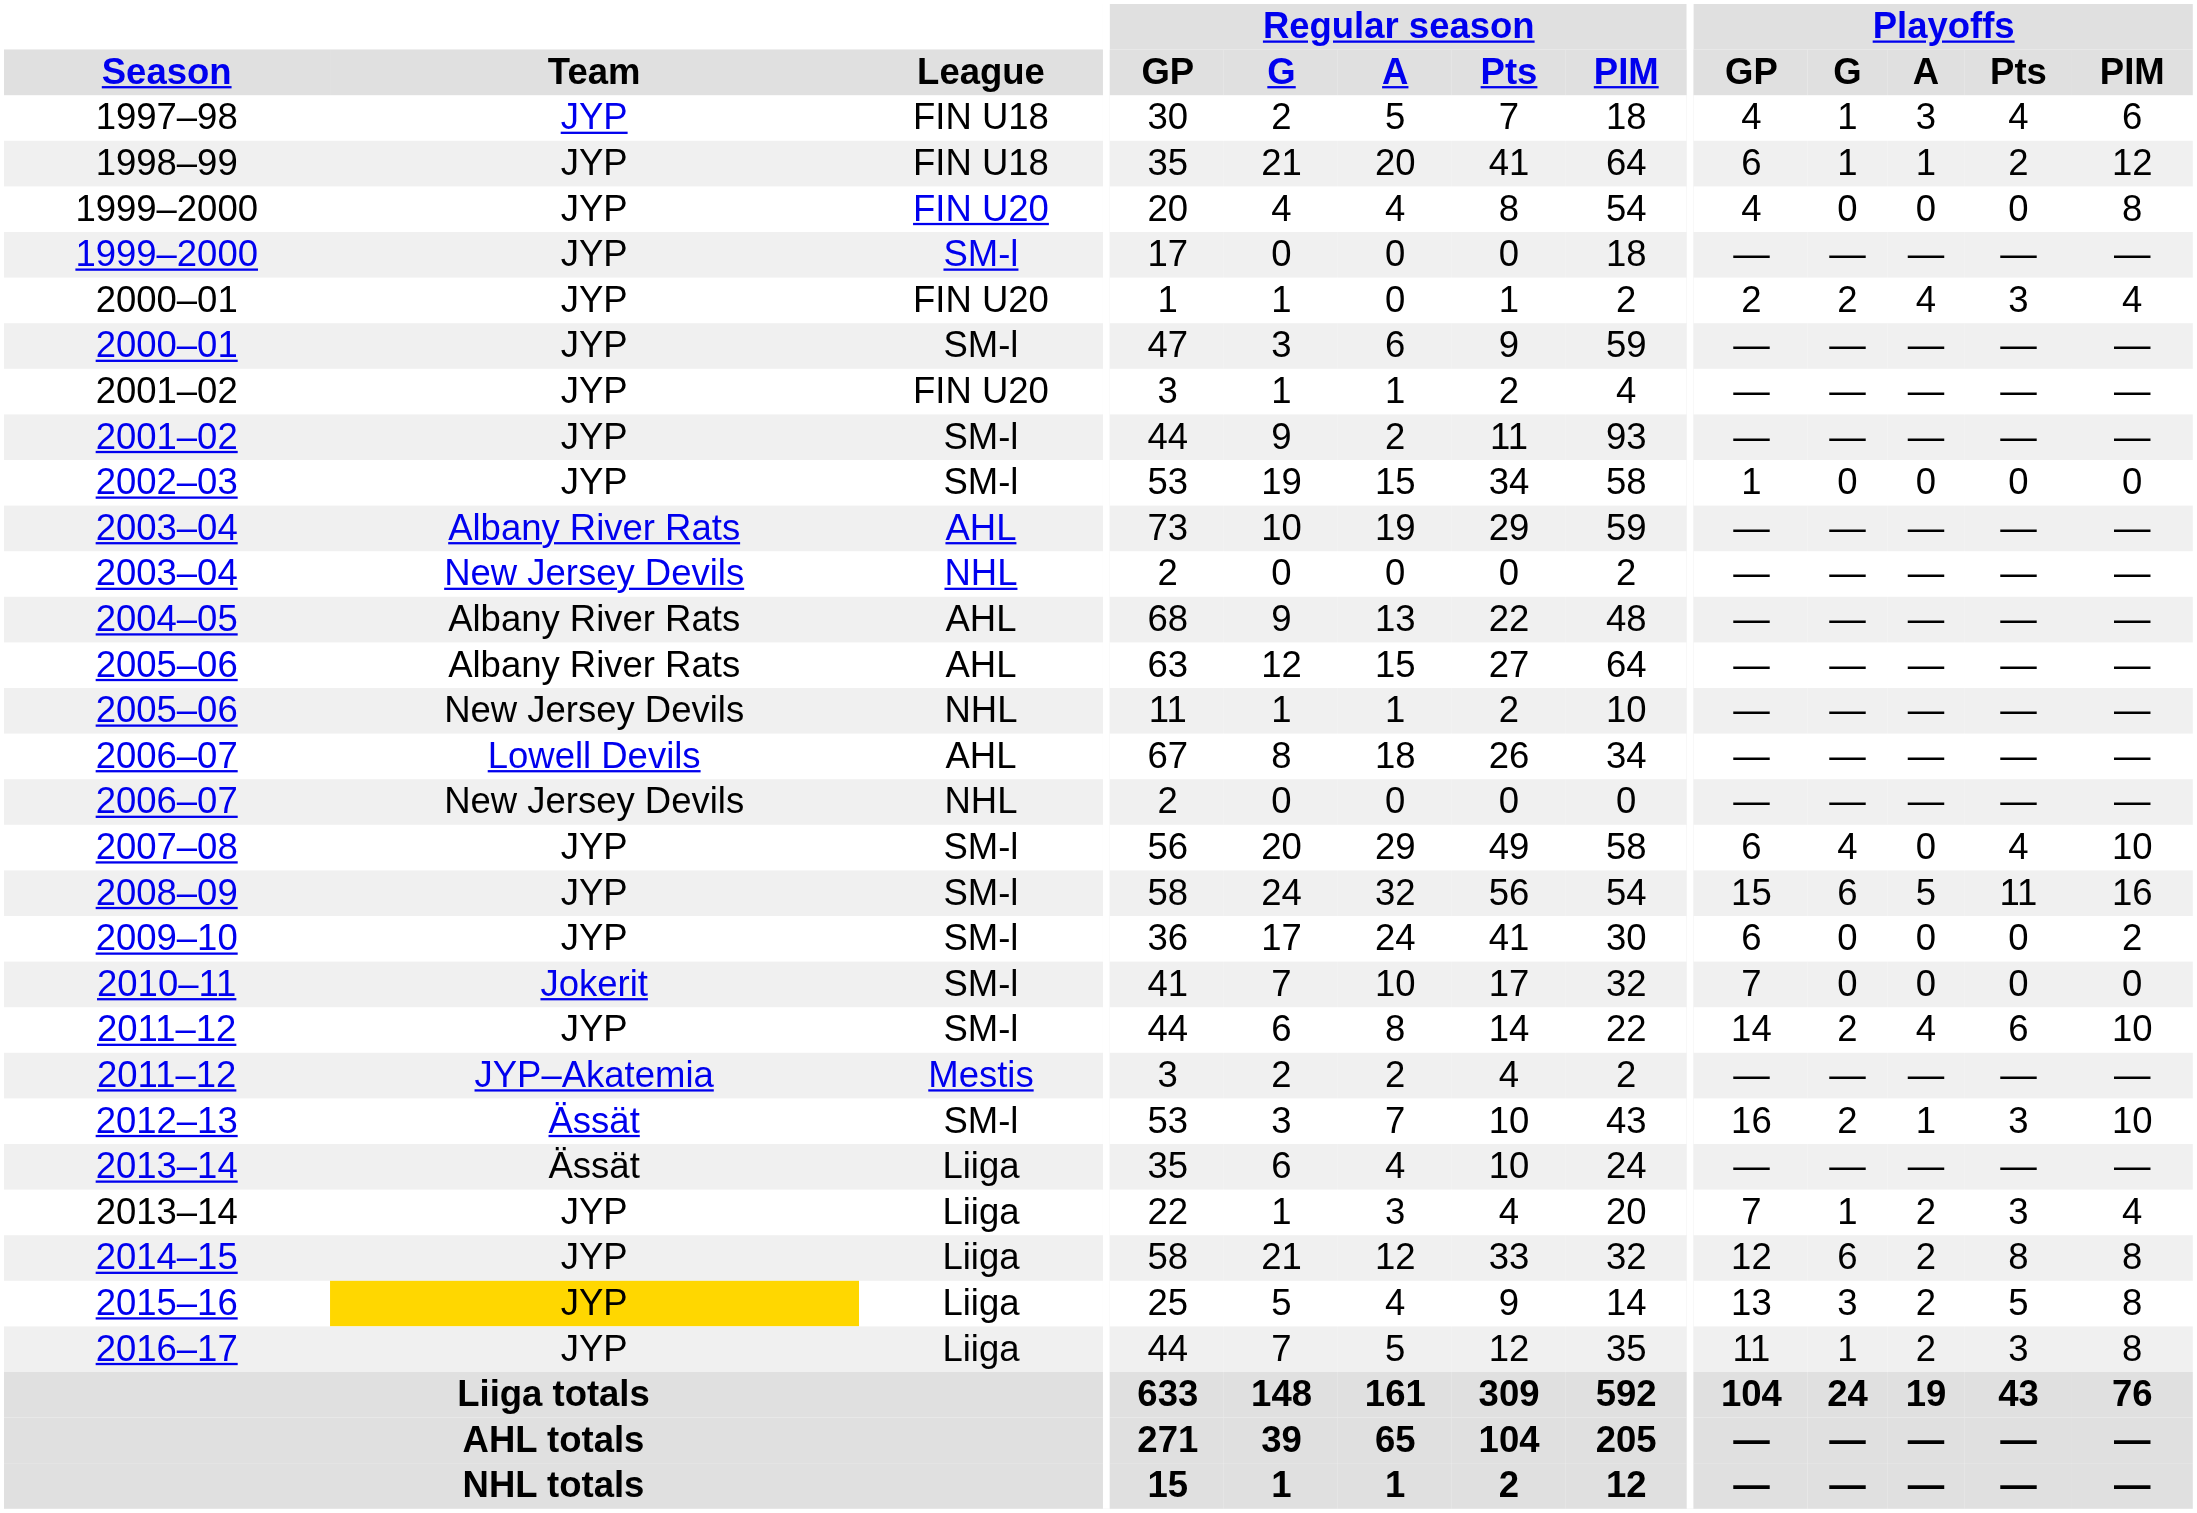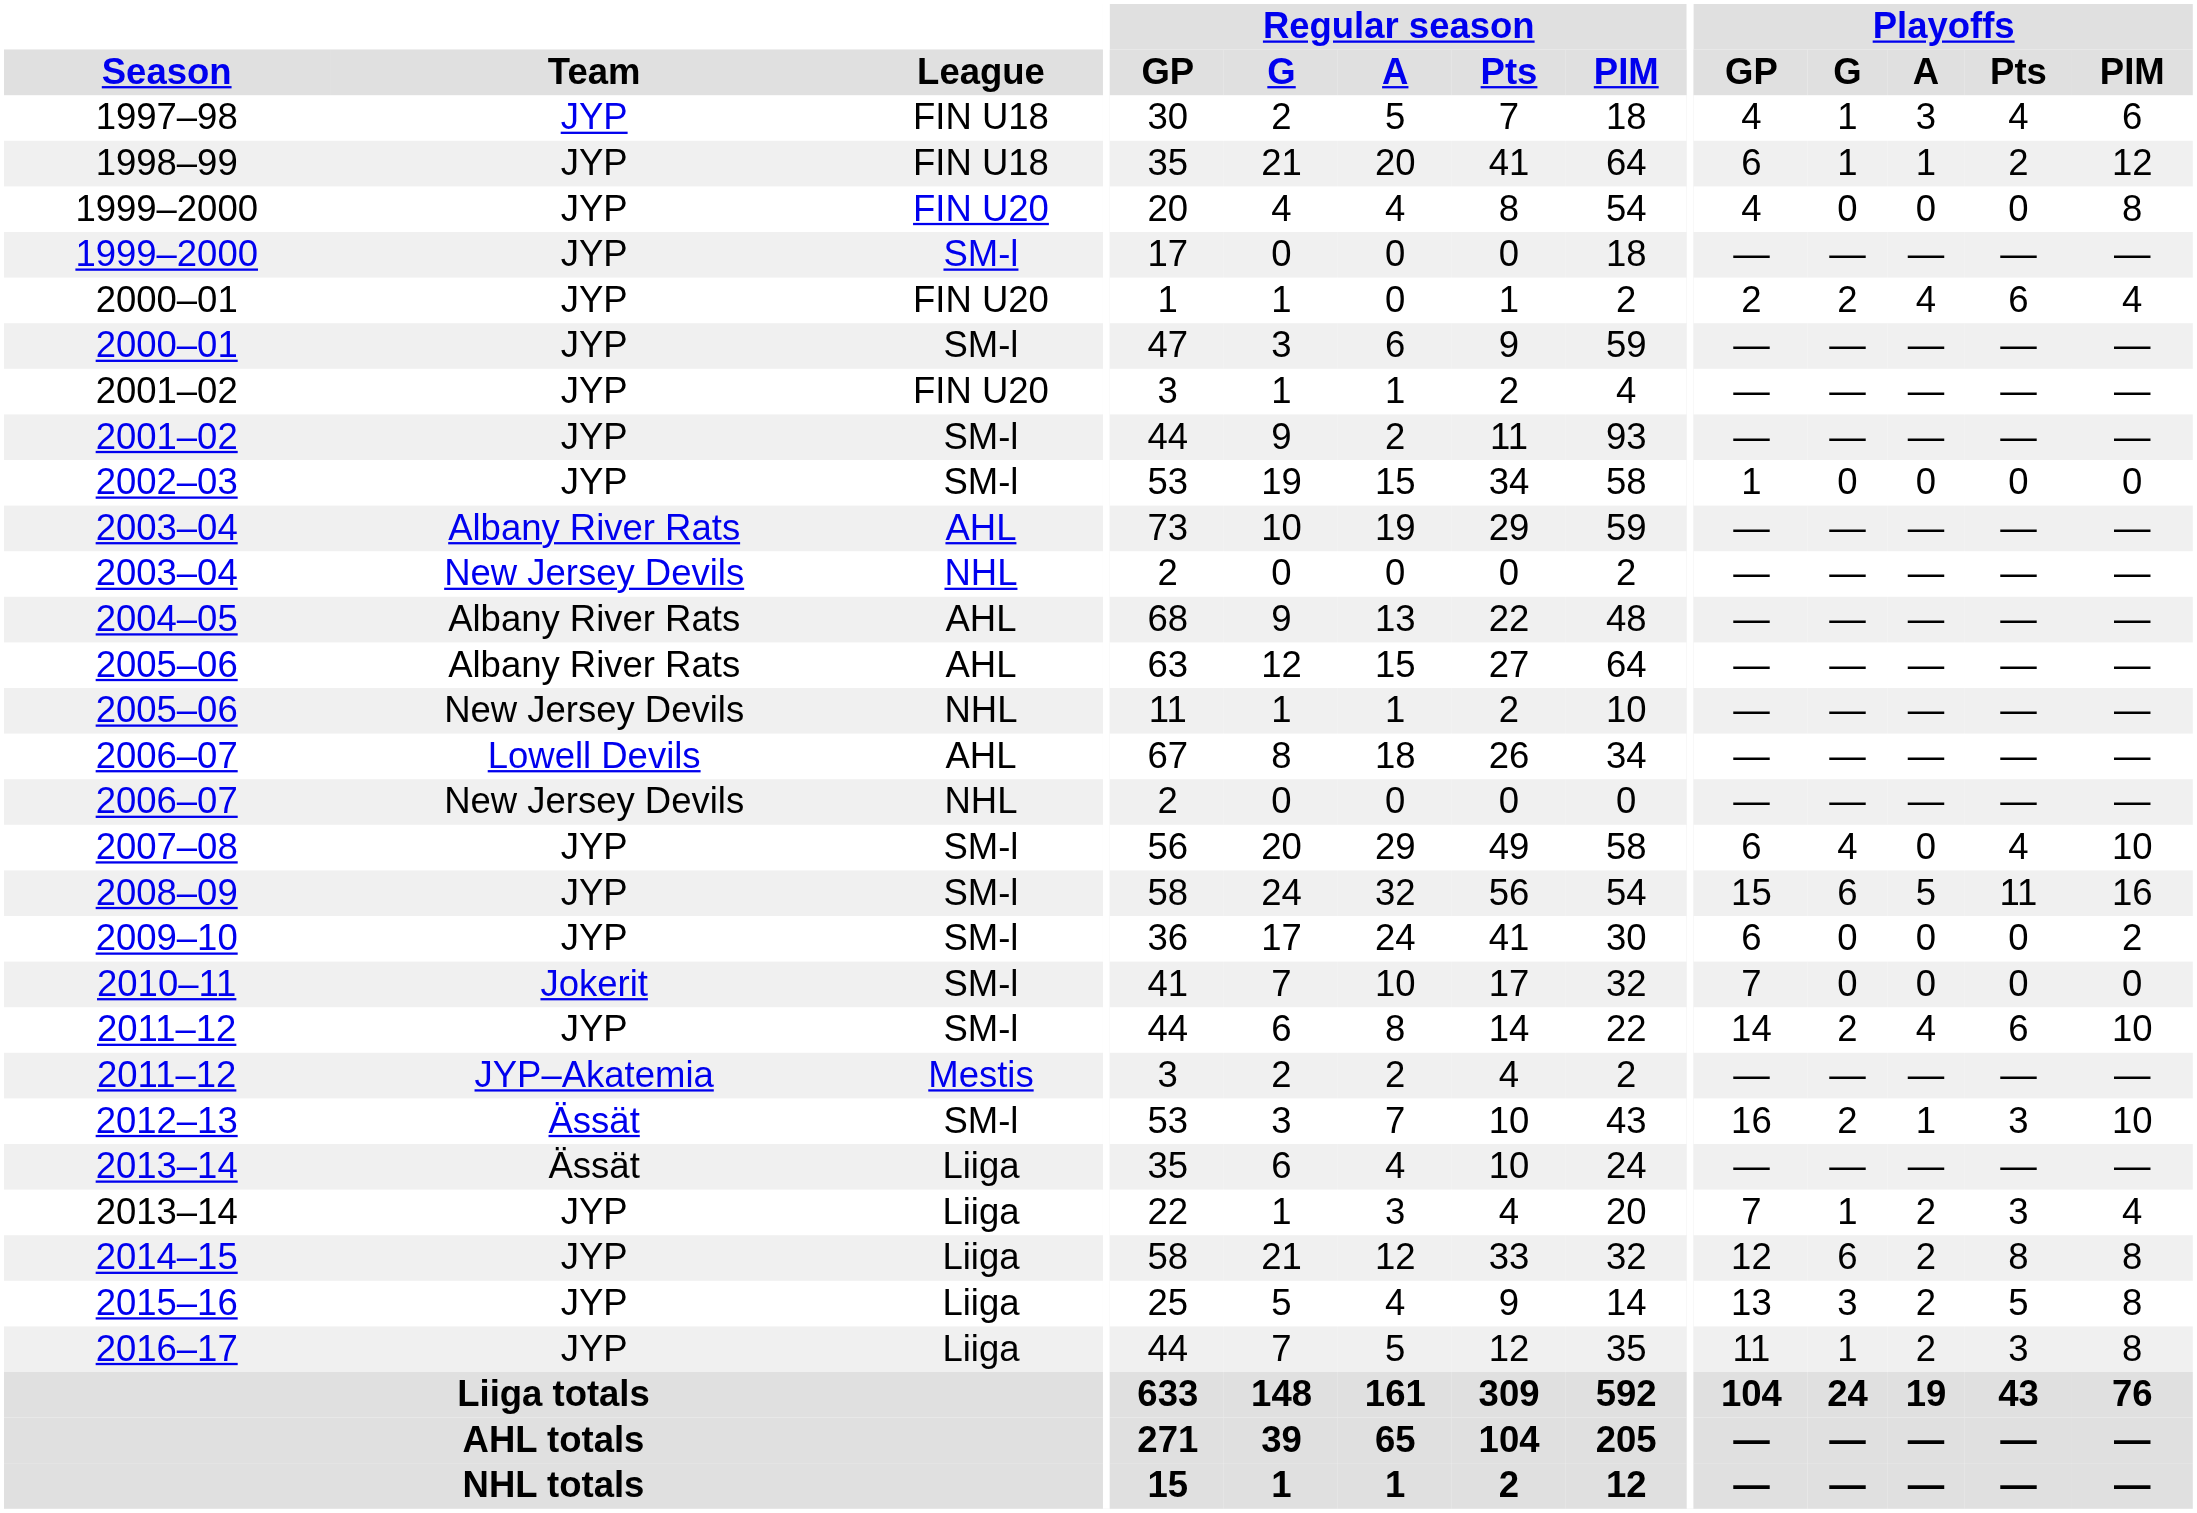(2018, 299) 3 -> (2018, 299) 6
(594, 1302) gold background -> (594, 1302) no background
